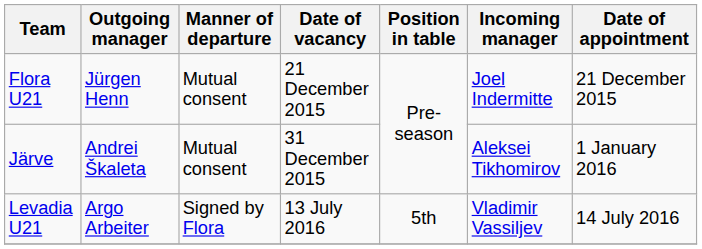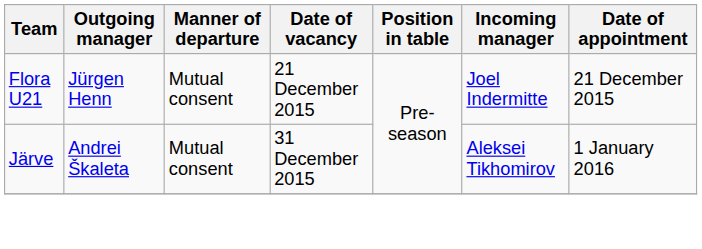- row: (41, 218)
